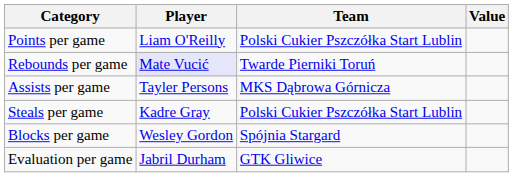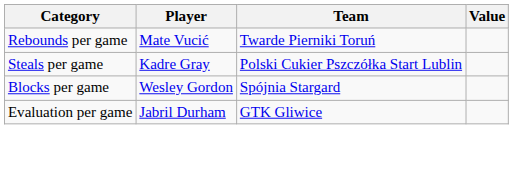- row: (56, 40)
(174, 64) lavender background -> (174, 40) no background
- row: (59, 87)
